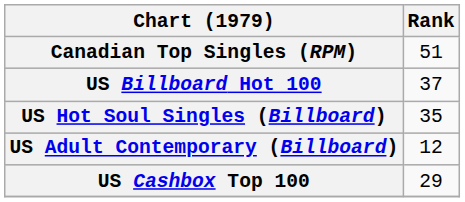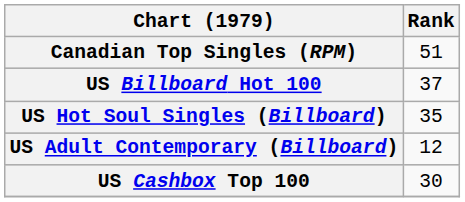(431, 181) 29 -> (431, 181) 30
